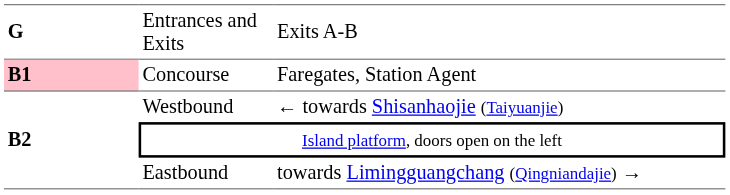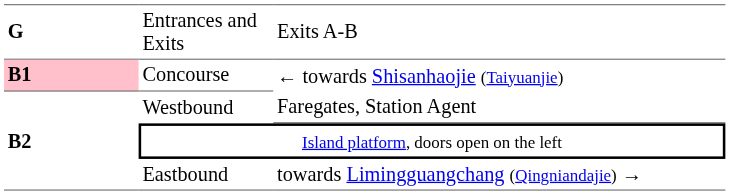(377, 74) Faregates, Station Agent -> (420, 75) ← towards Shisanhaojie (Taiyuanjie)
(420, 106) ← towards Shisanhaojie (Taiyuanjie) -> (377, 106) Faregates, Station Agent
